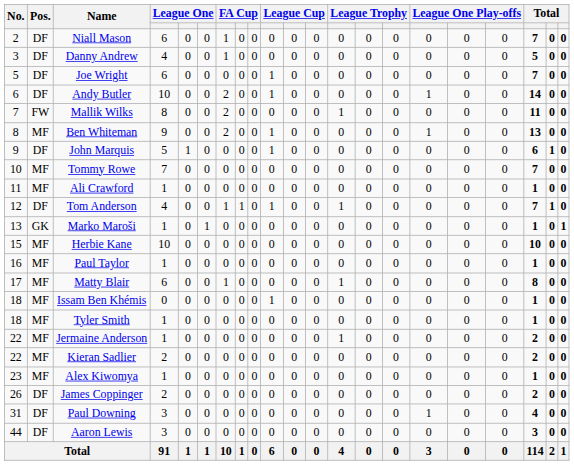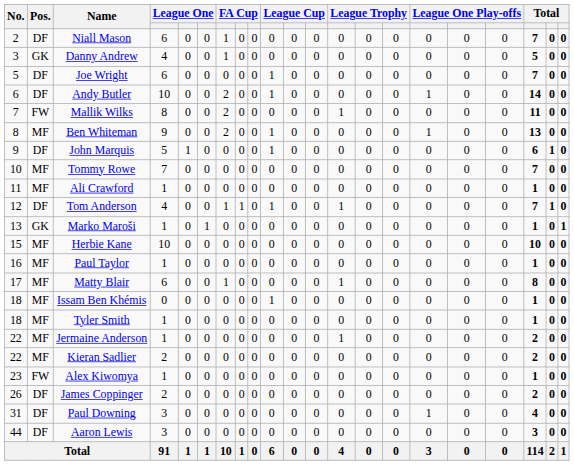(40, 56) DF -> (40, 56) GK
(40, 376) MF -> (40, 376) FW
